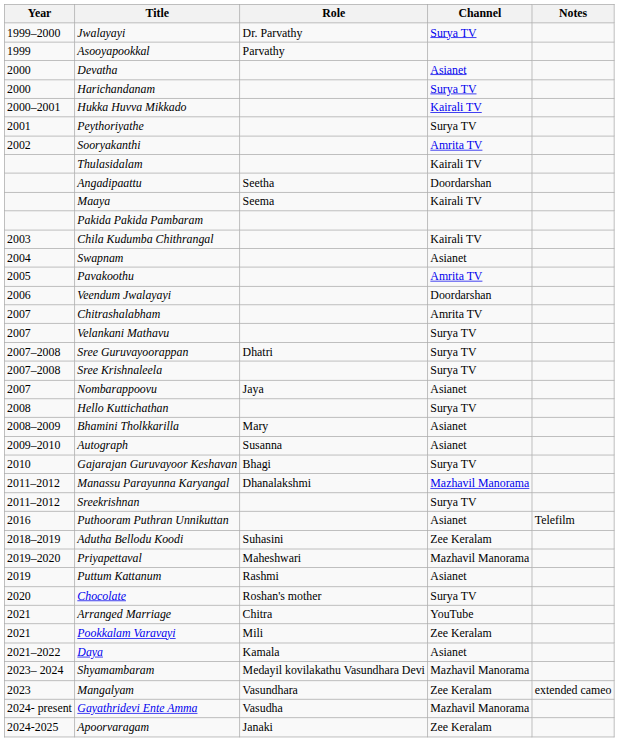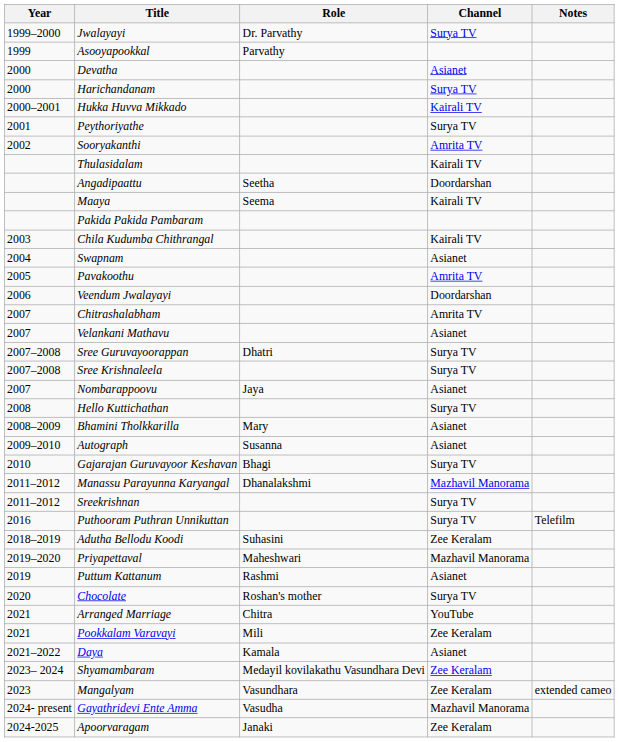(453, 333) Surya TV -> (448, 333) Asianet
(448, 520) Asianet -> (453, 520) Surya TV
(480, 671) Mazhavil Manorama -> (461, 671) Zee Keralam
